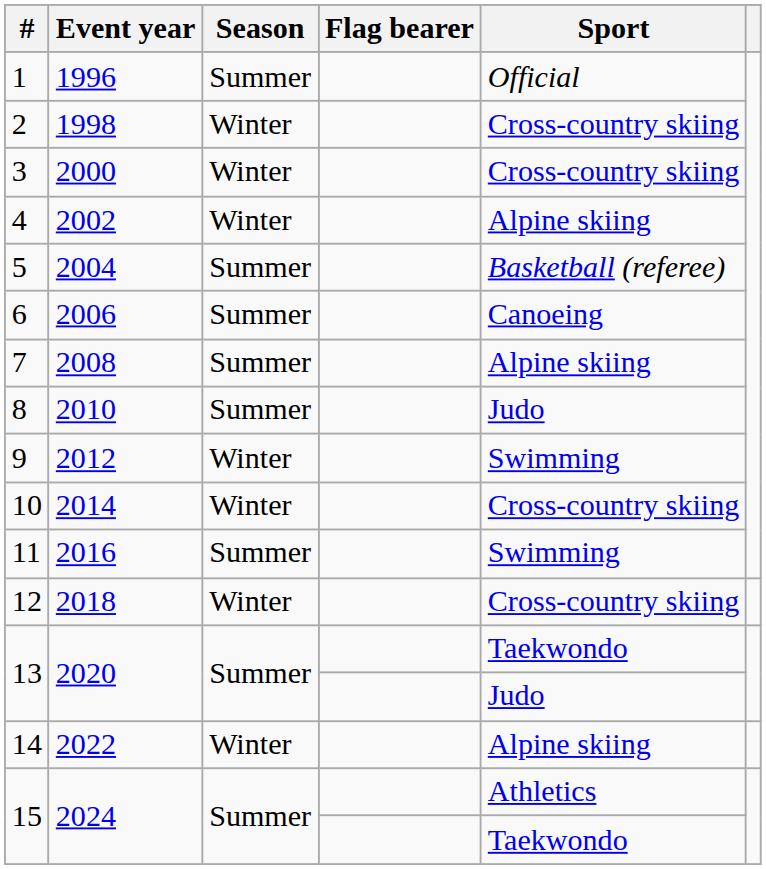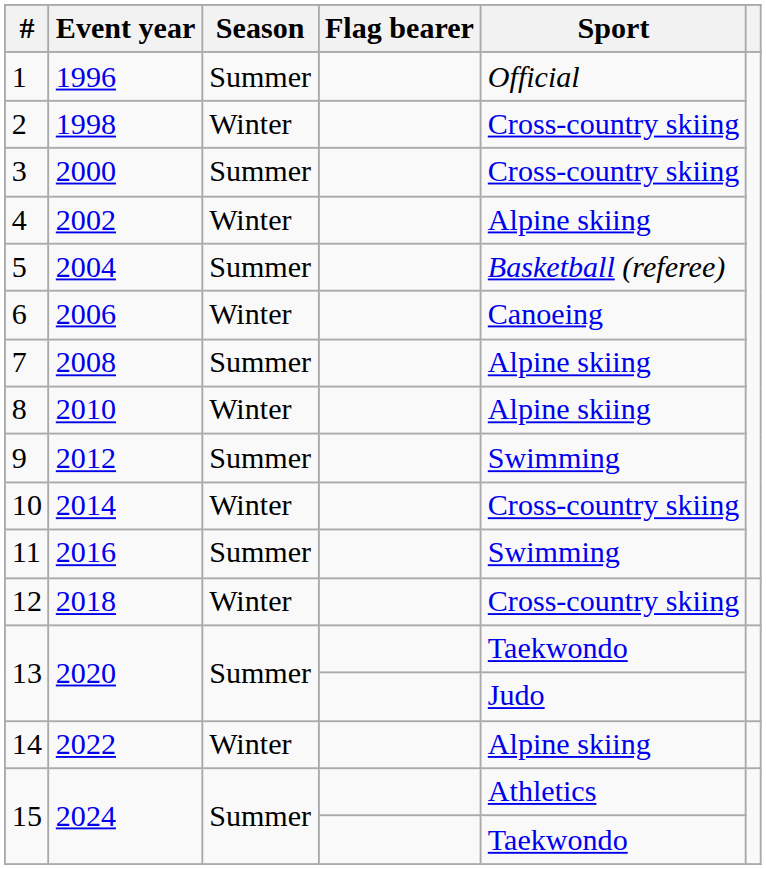(250, 171) Winter -> (260, 171) Summer
(260, 314) Summer -> (250, 314) Winter
(260, 409) Summer -> (250, 409) Winter
(516, 409) Judo -> (569, 409) Alpine skiing
(250, 457) Winter -> (260, 457) Summer
